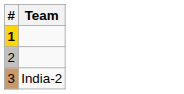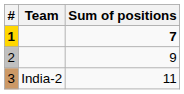+ column: (122, 15)
